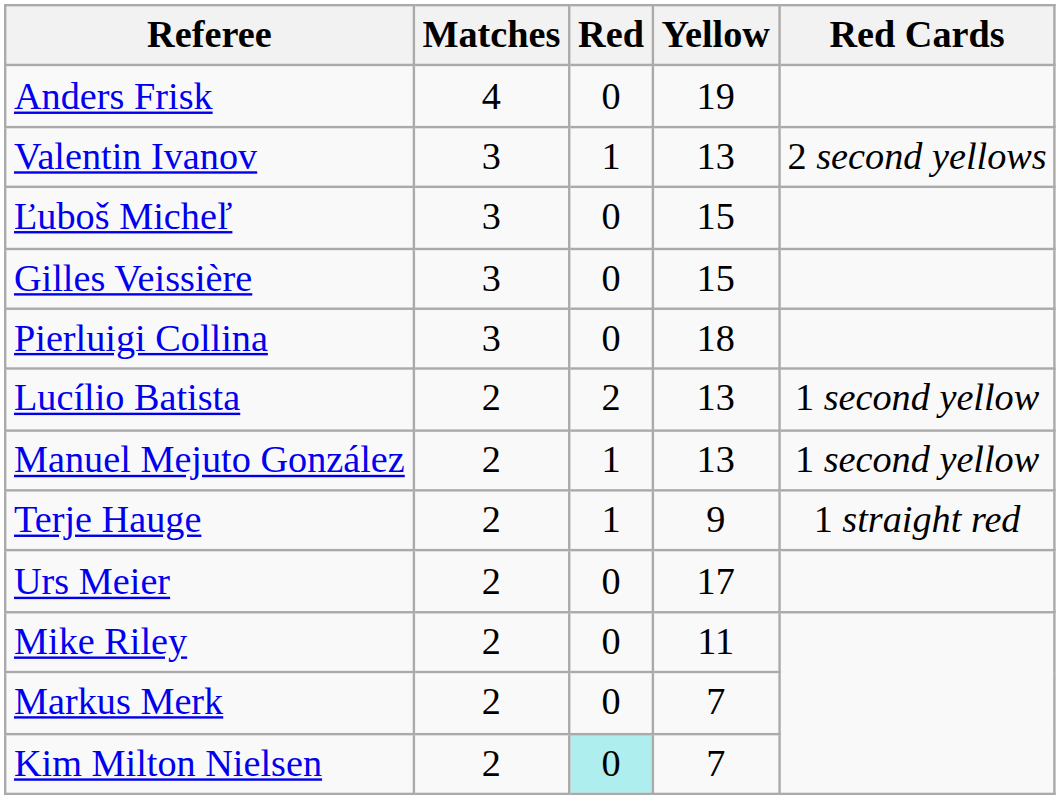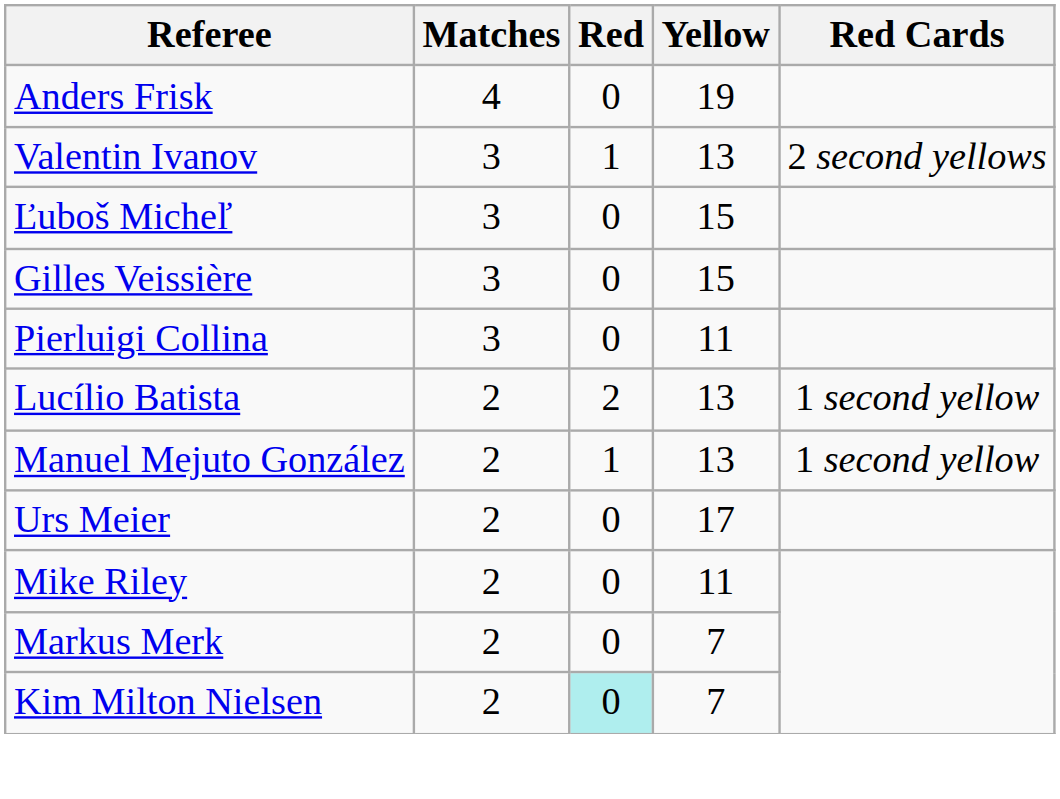(716, 338) 18 -> (716, 338) 11
- row: (108, 519)
